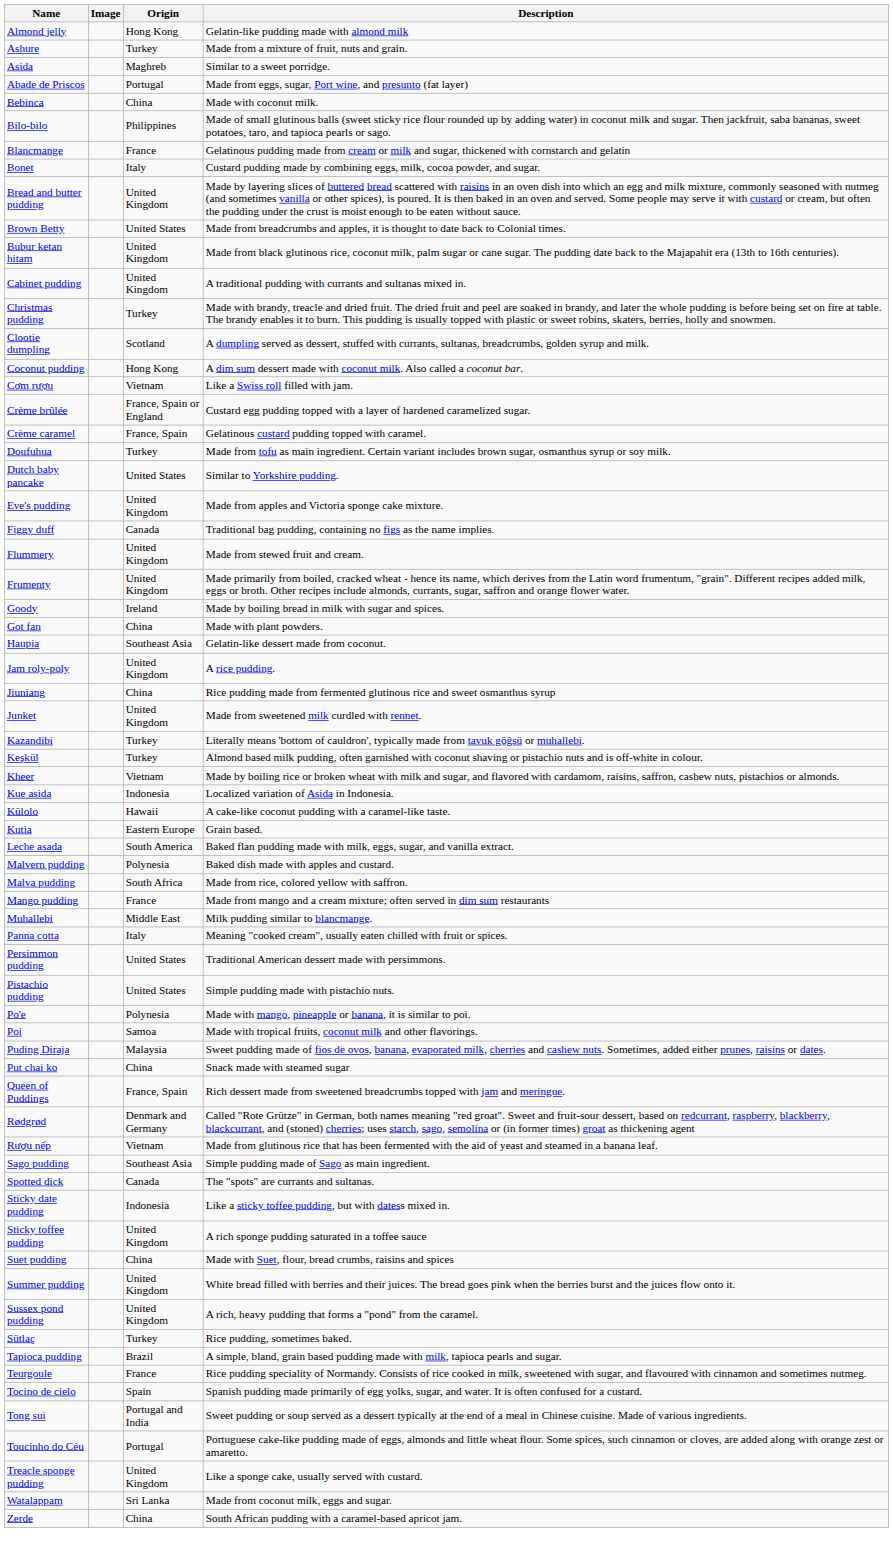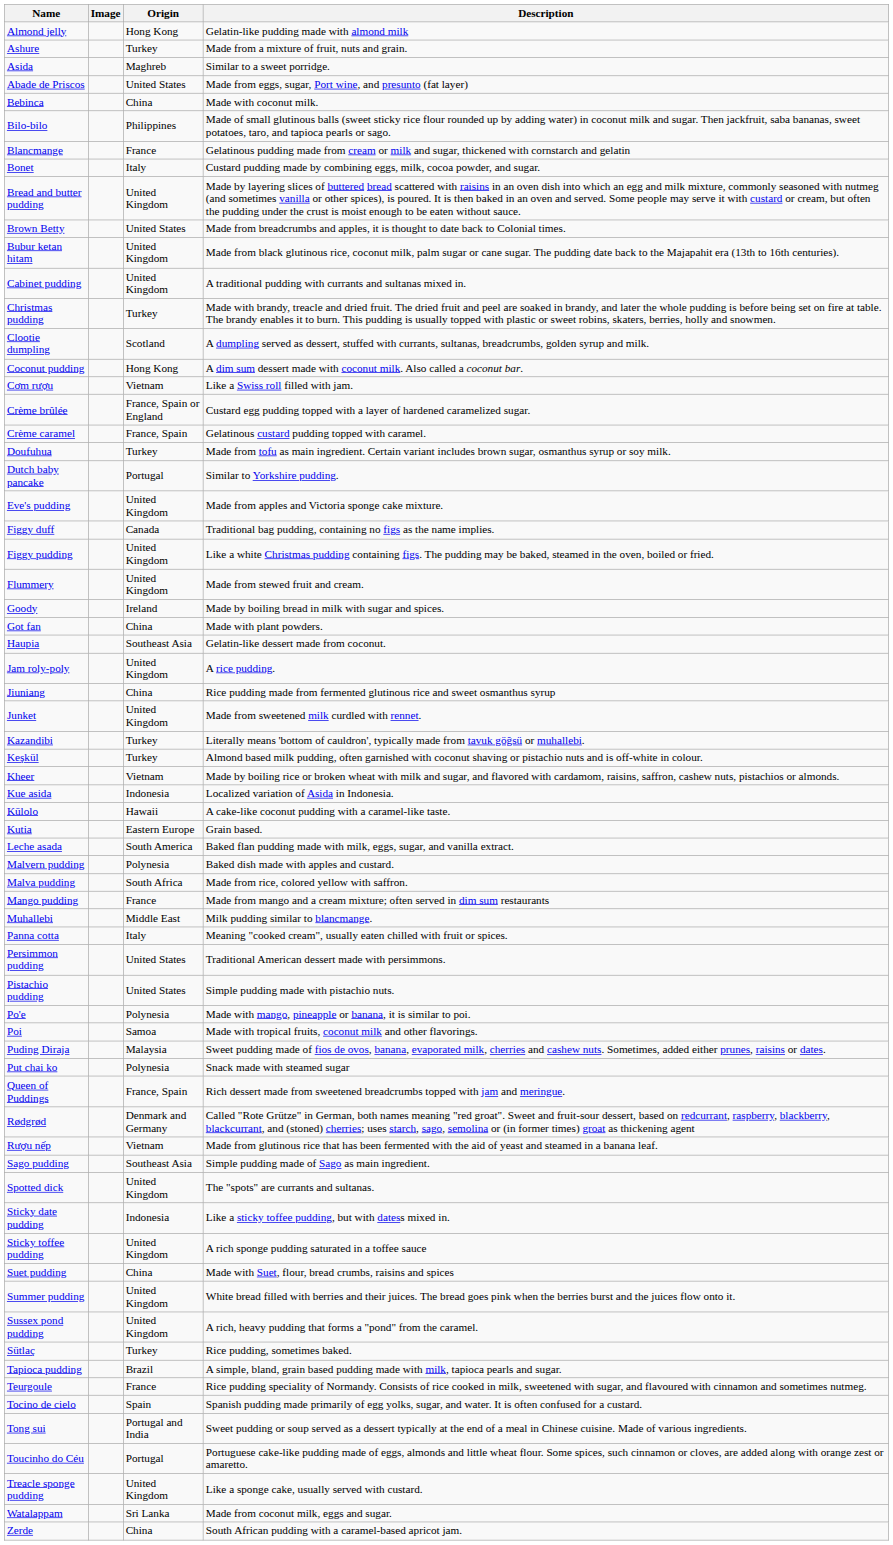(145, 84) Portugal -> (156, 84) United States
(156, 475) United States -> (145, 475) Portugal
+ row: (40, 554)
- row: (29, 584)
(139, 1067) China -> (147, 1067) Polynesia
(142, 1181) Canada -> (147, 1187) United Kingdom
